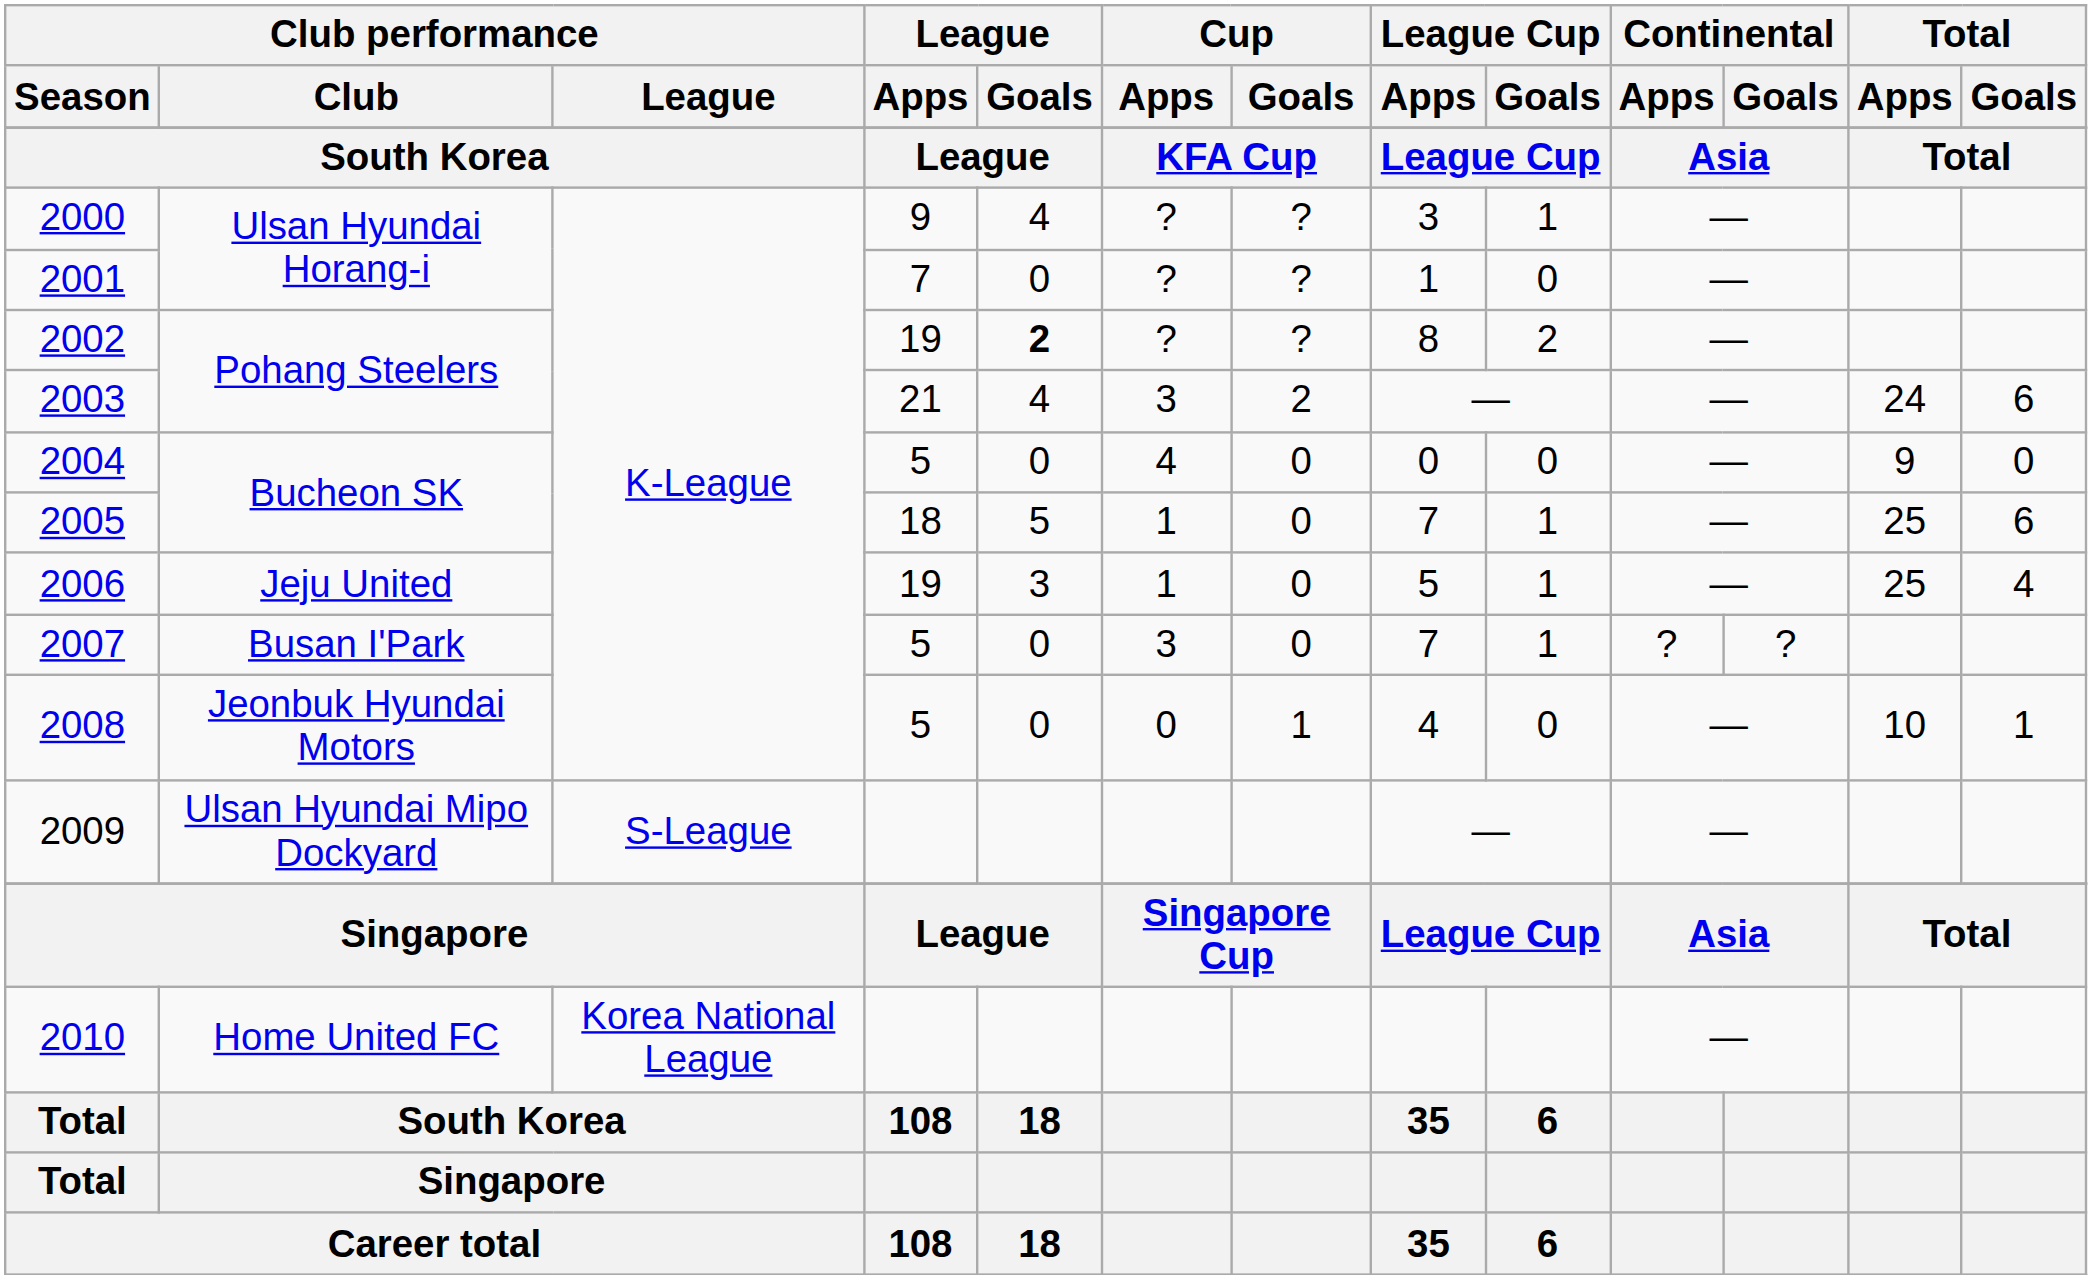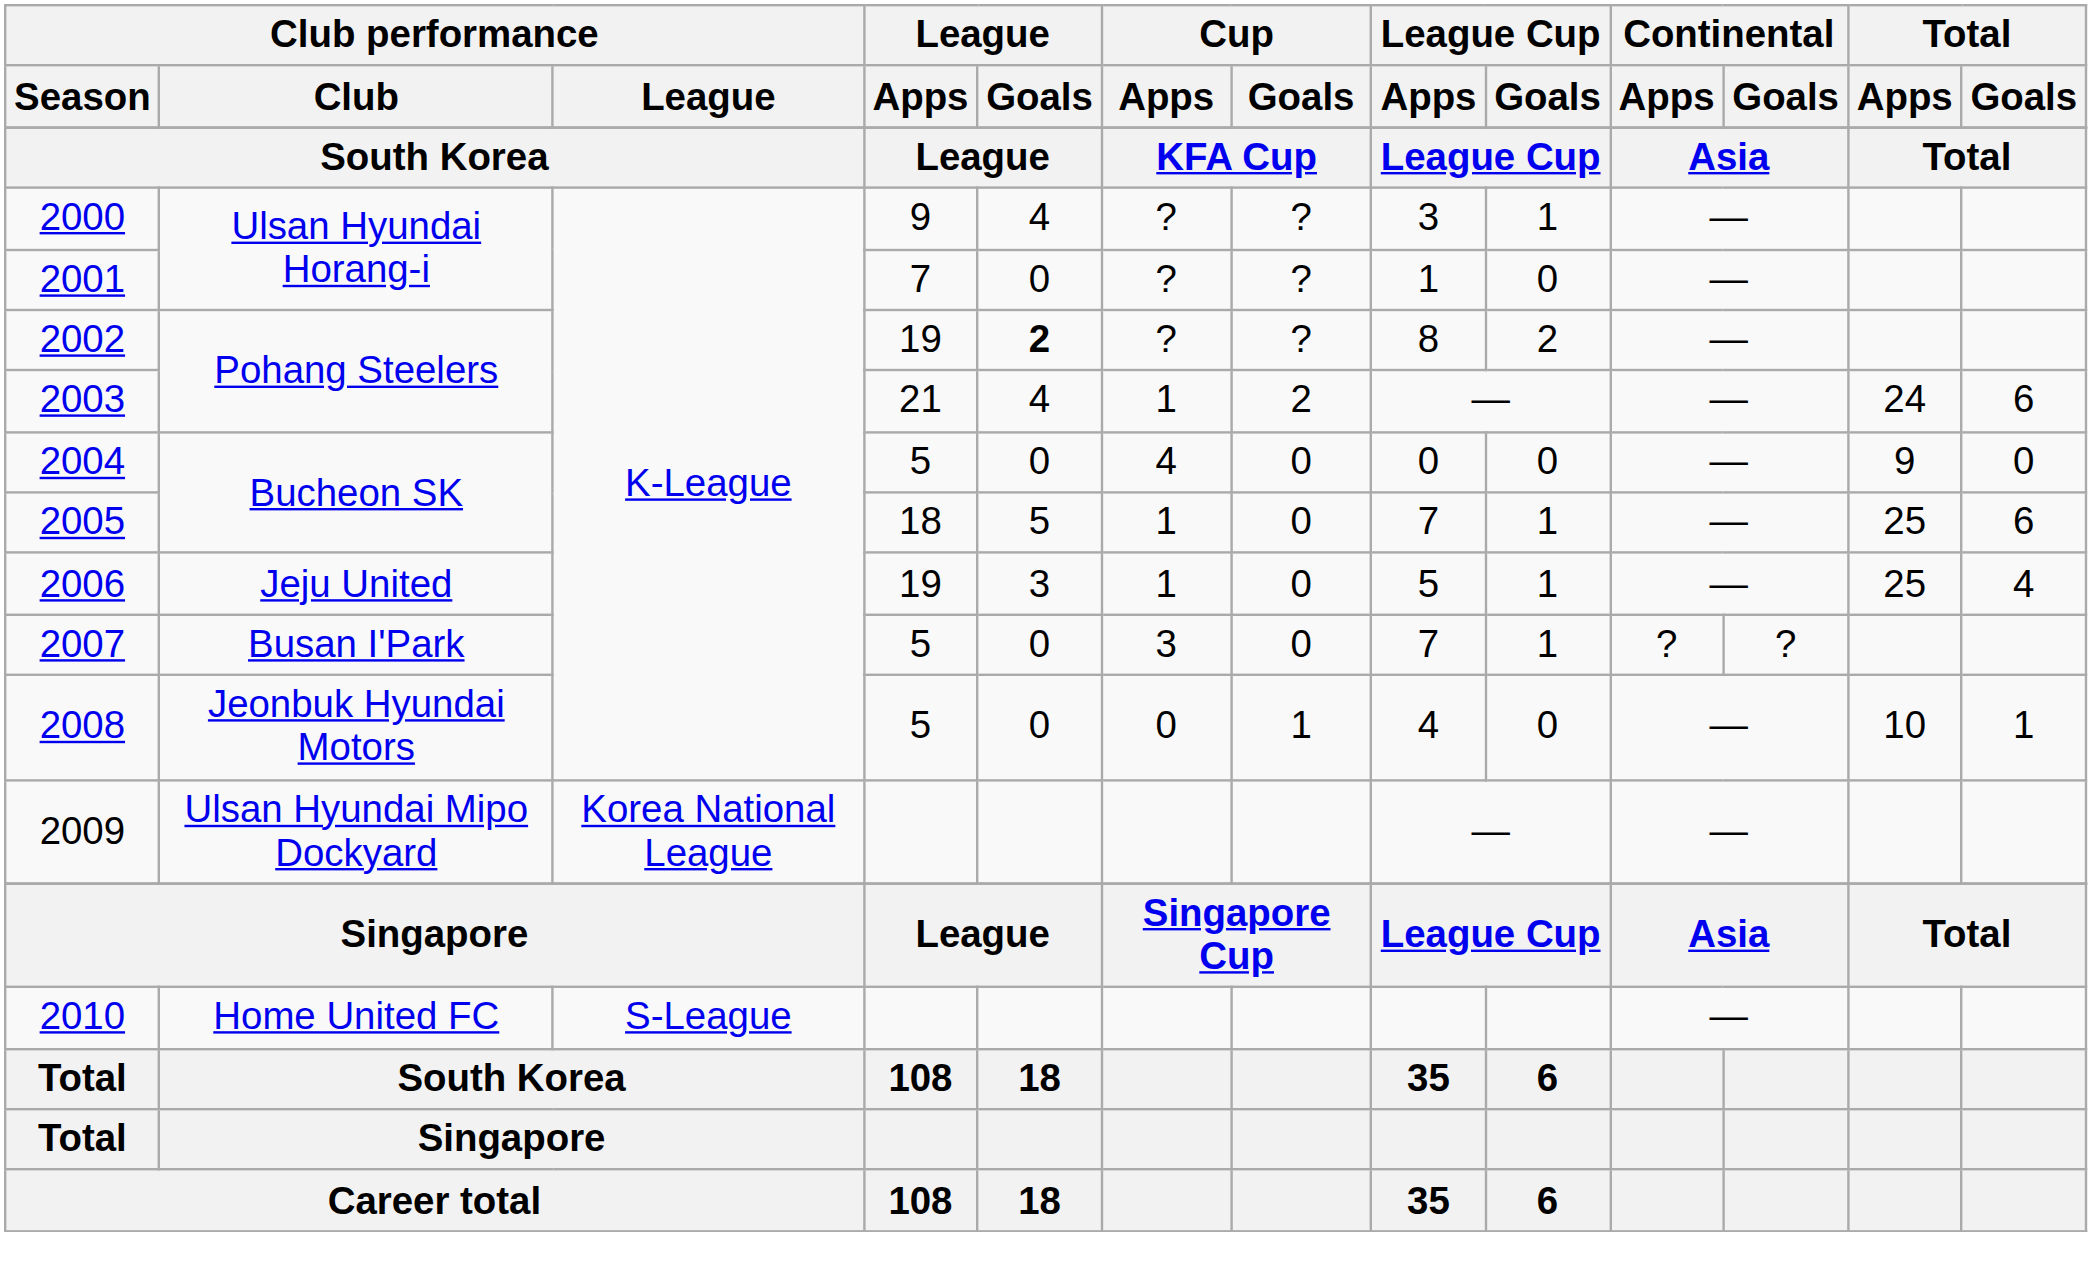(1166, 400) 3 -> (1166, 400) 1
(708, 830) S-League -> (708, 830) Korea National League
(708, 1038) Korea National League -> (708, 1017) S-League
